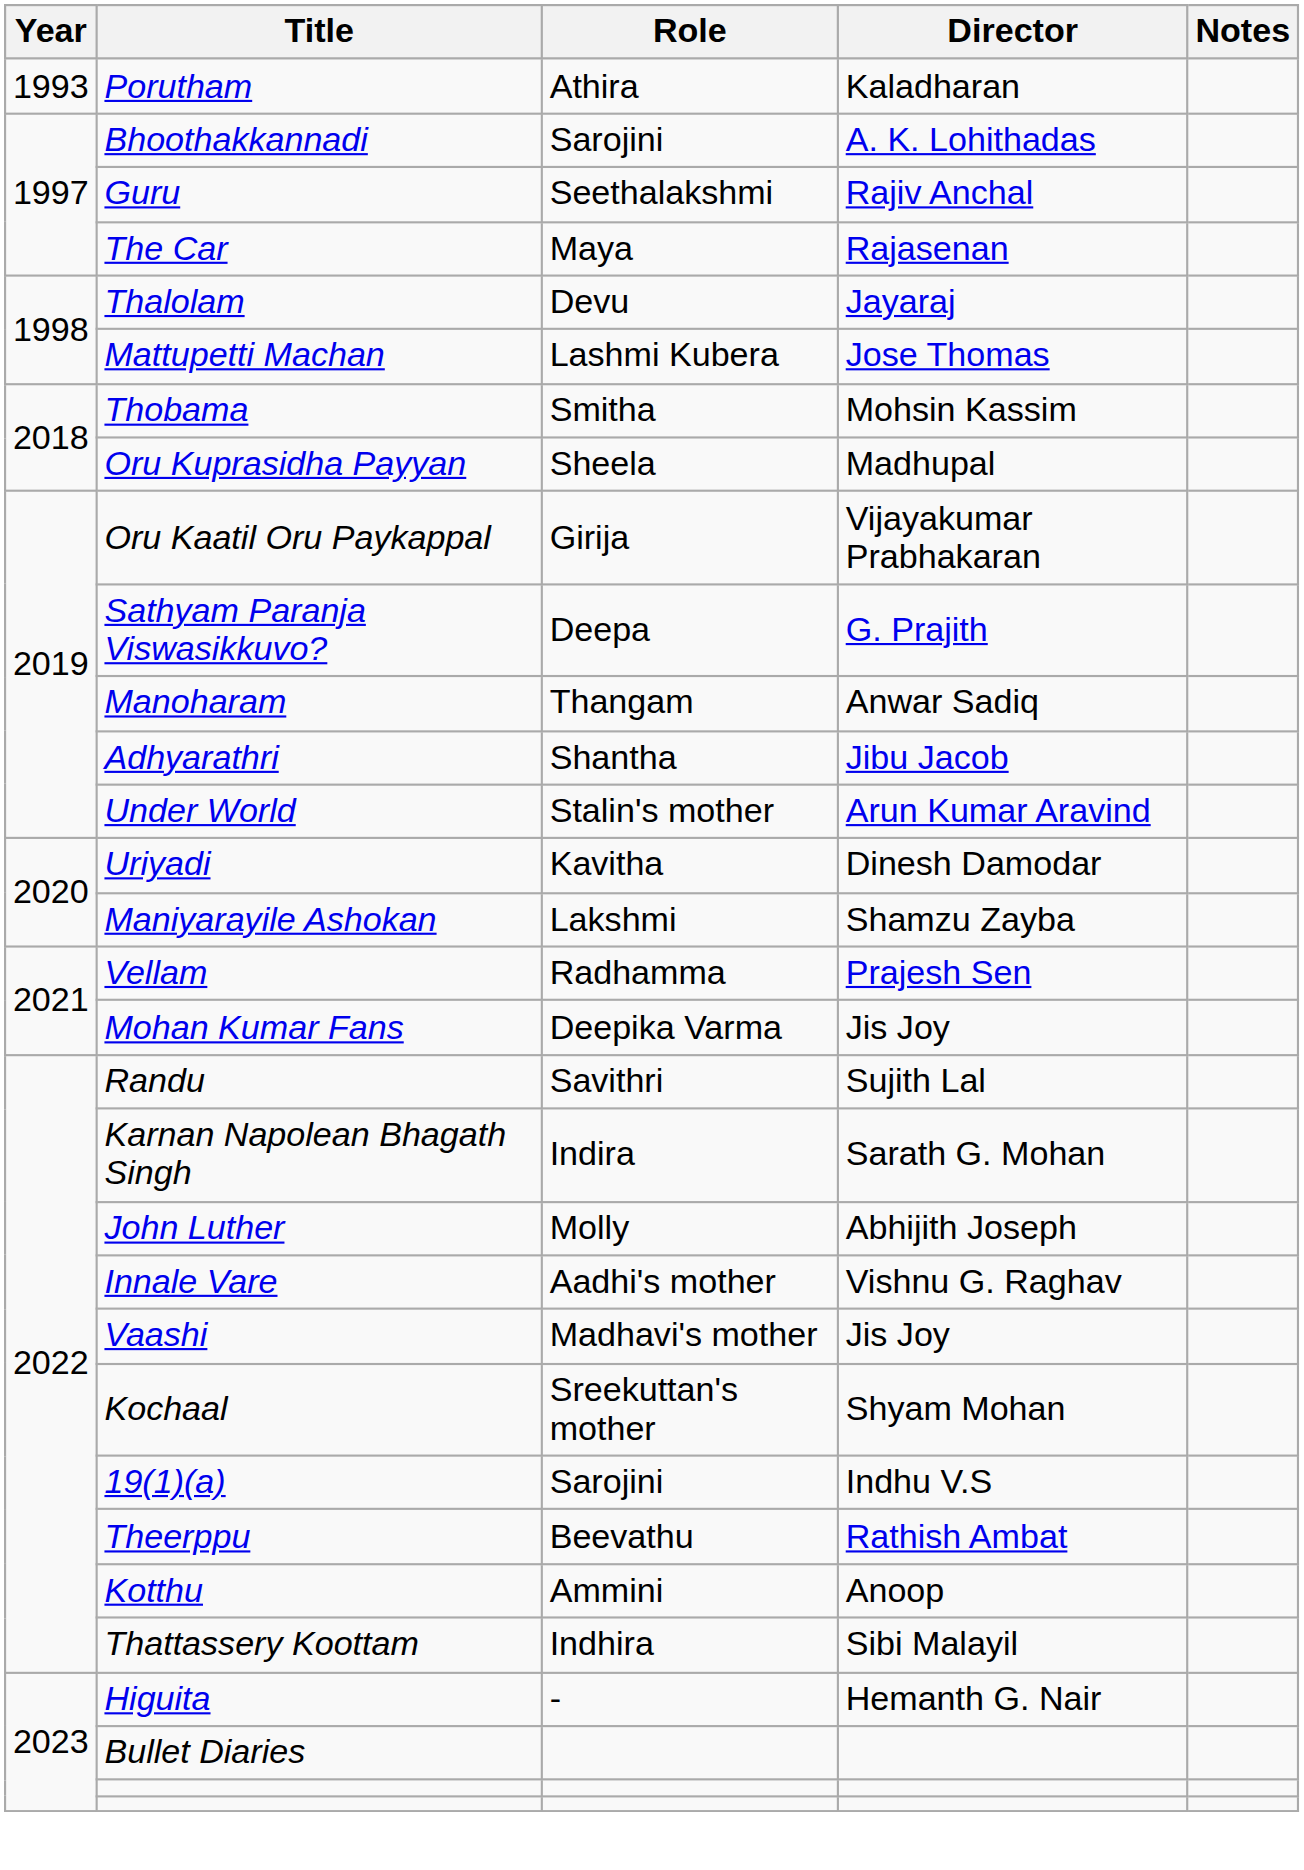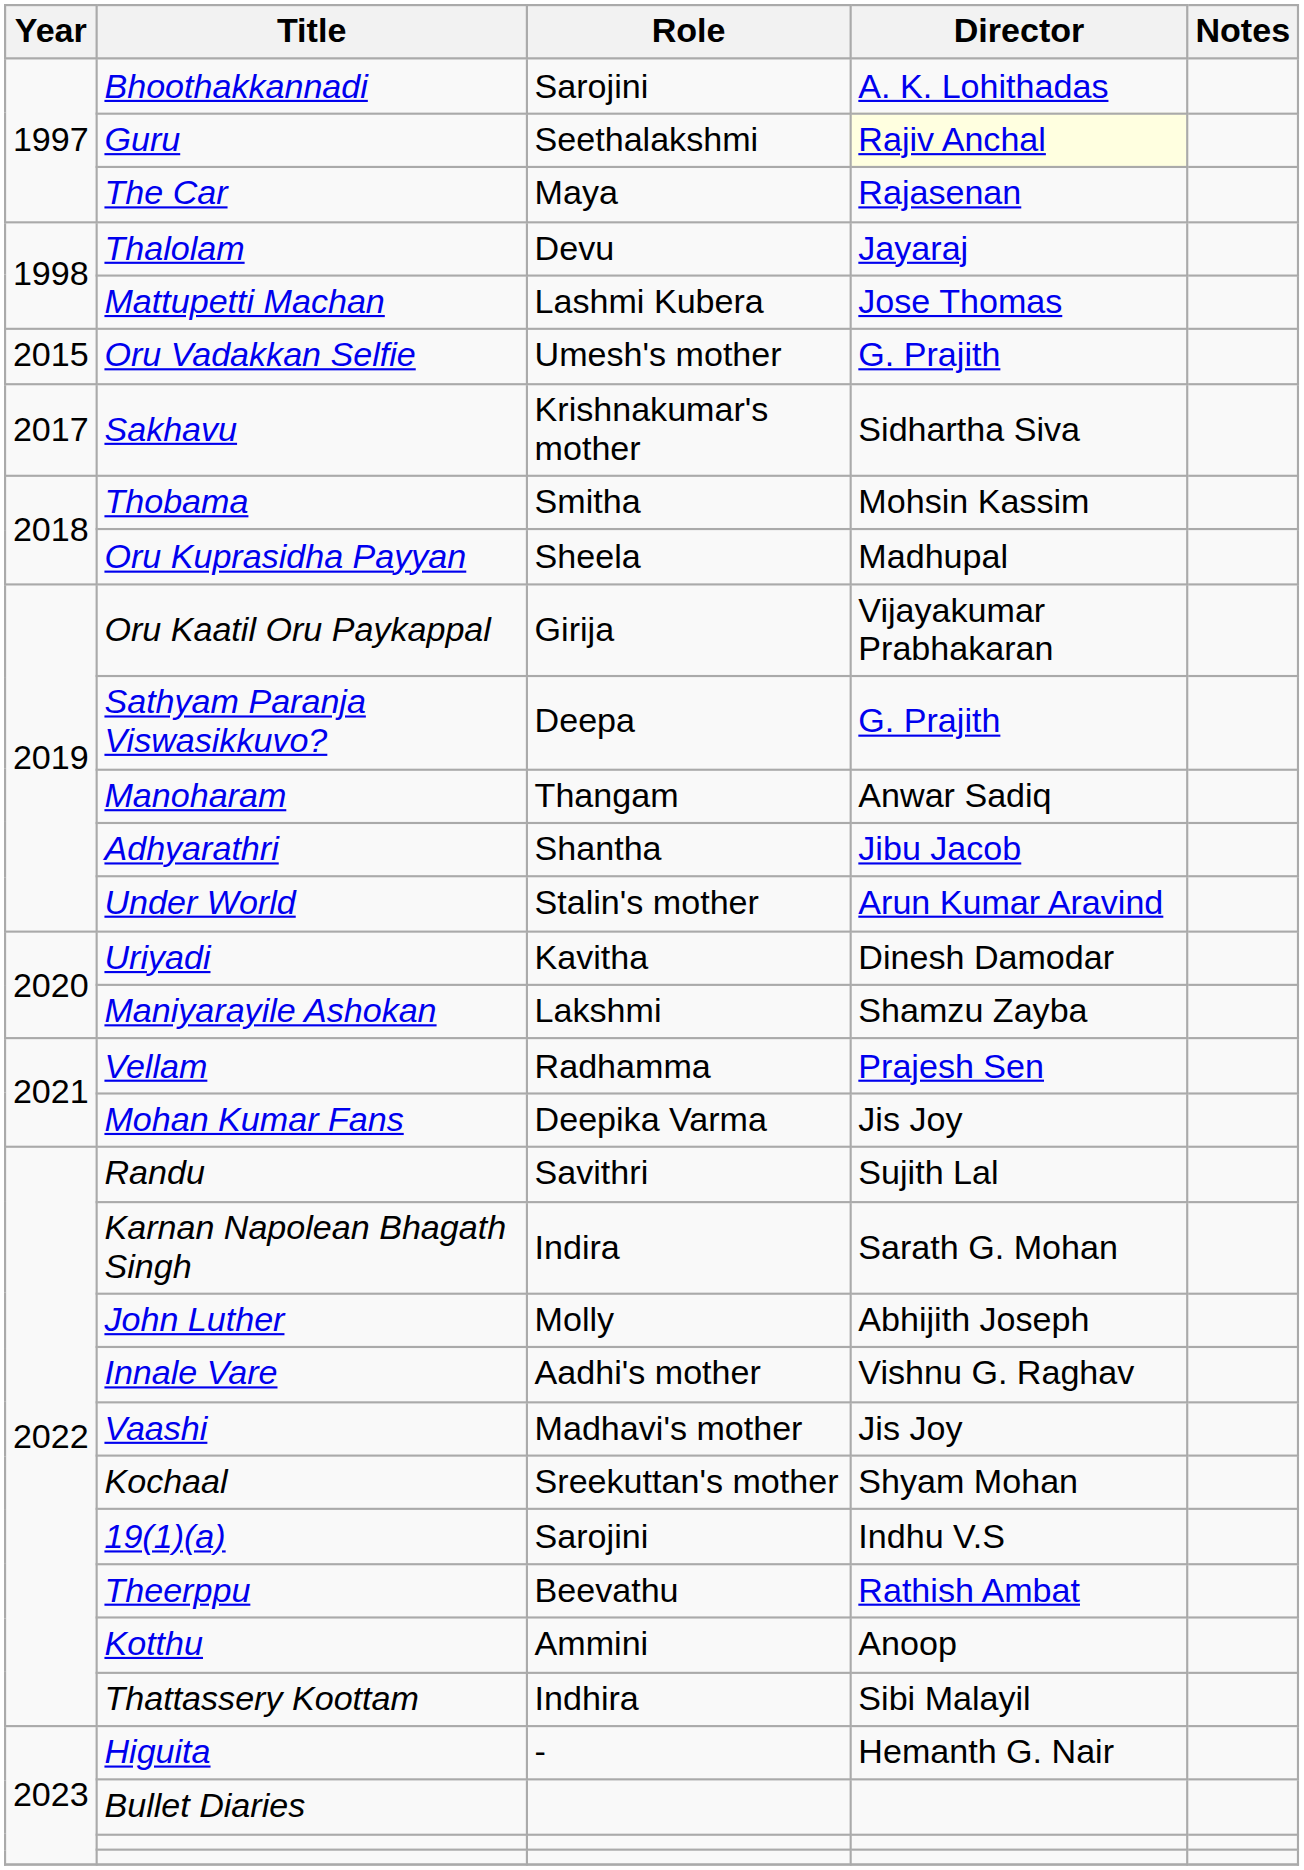- row: (178, 85)
(939, 193) no background -> (952, 139) lightyellow background
+ row: (260, 355)
+ row: (171, 429)
